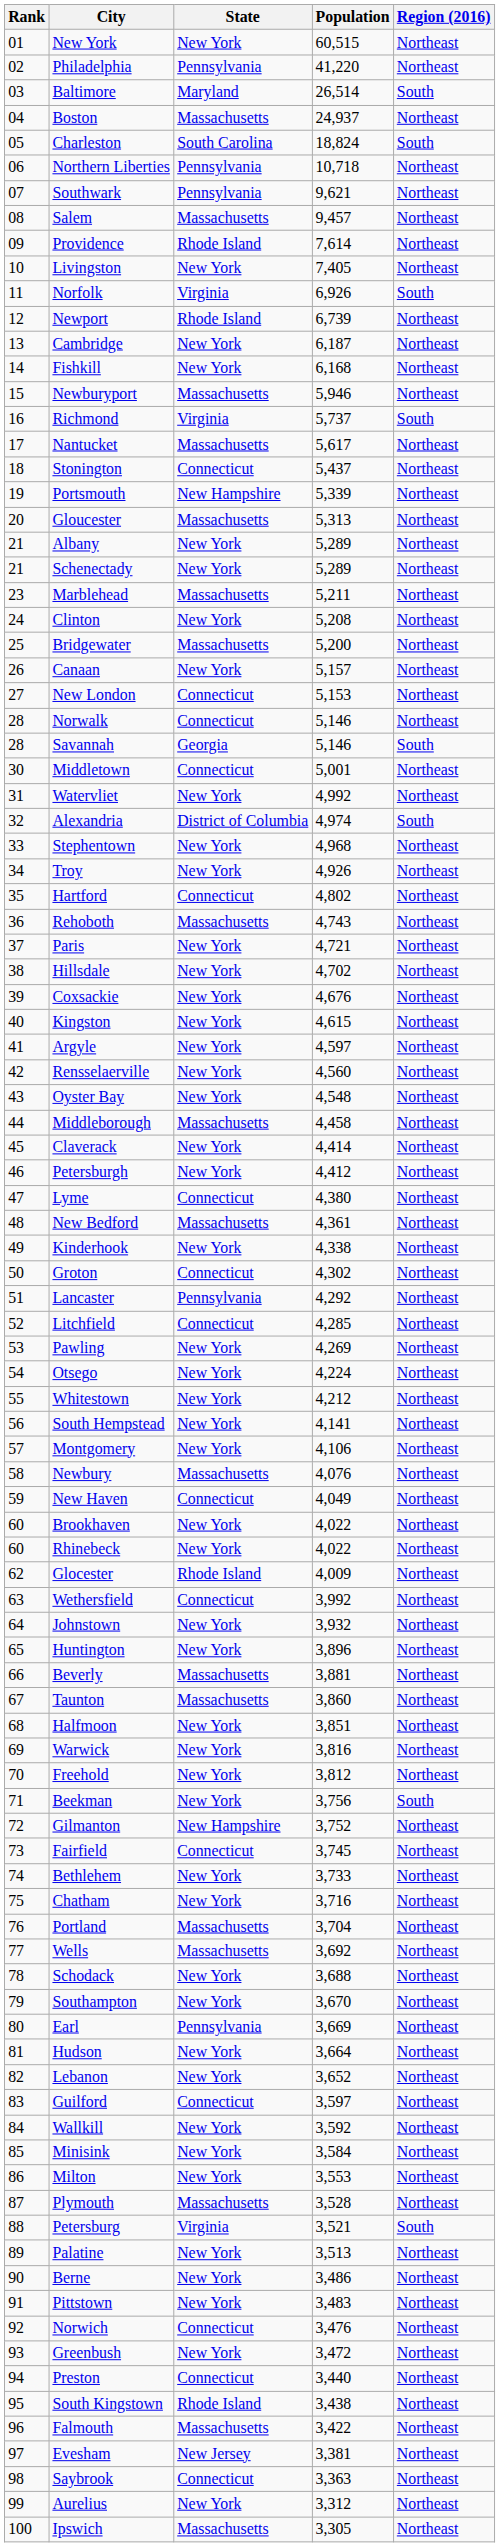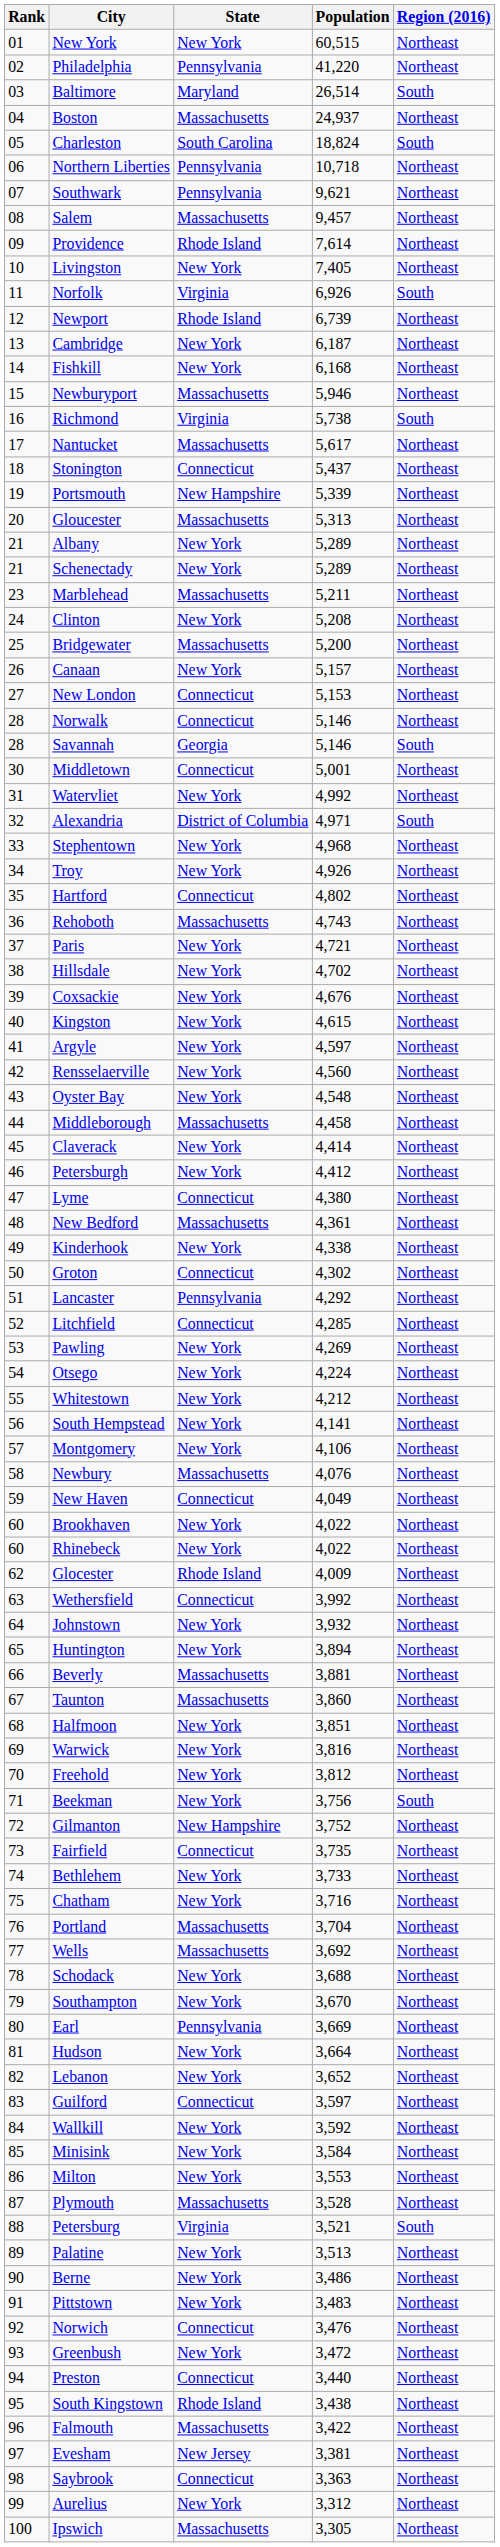(333, 419) 5,737 -> (333, 419) 5,738
(333, 820) 4,974 -> (333, 820) 4,971
(333, 1649) 3,896 -> (333, 1649) 3,894
(333, 1850) 3,745 -> (333, 1850) 3,735
